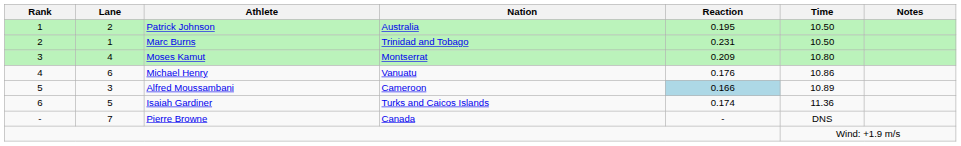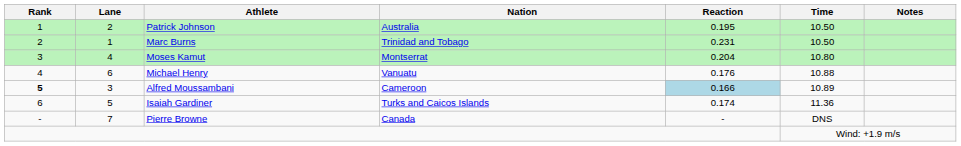(723, 57) 0.209 -> (723, 57) 0.204
(822, 73) 10.86 -> (822, 73) 10.88
(40, 88) normal -> (40, 88) bold
